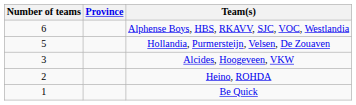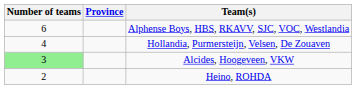(44, 44) 5 -> (44, 44) 4
(44, 60) no background -> (44, 60) lightgreen background
- row: (239, 92)
